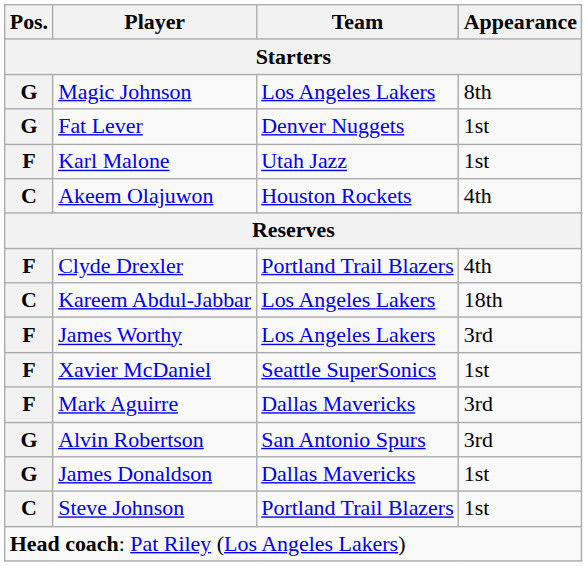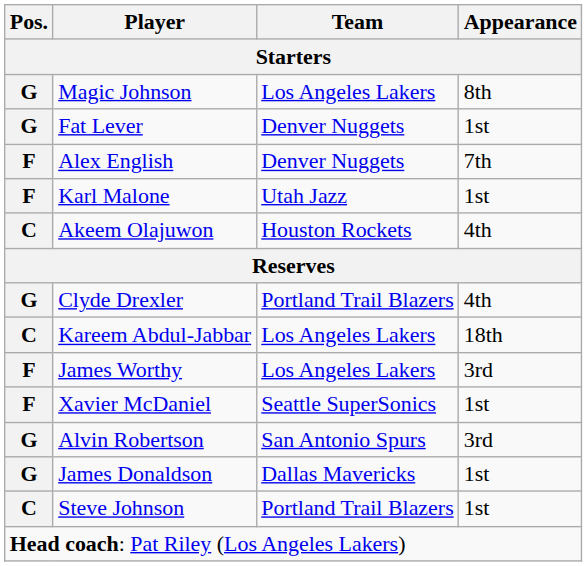+ row: (116, 160)
(29, 265) F -> (29, 299) G
- row: (118, 404)
